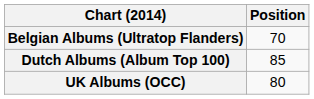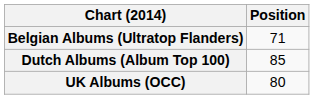(278, 37) 70 -> (278, 37) 71
